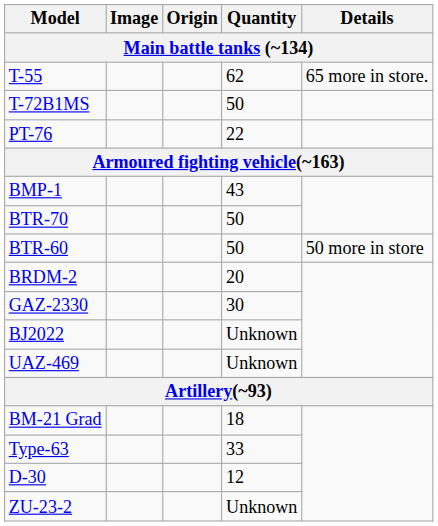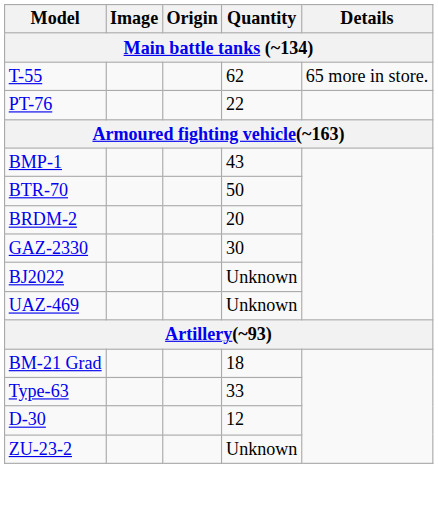- row: (49, 104)
- row: (38, 248)
